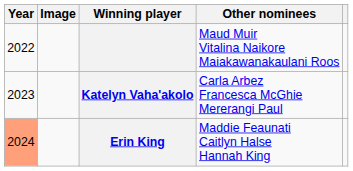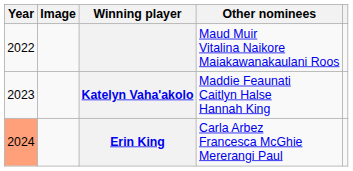(251, 94) Carla Arbez Francesca McGhie Mererangi Paul -> (245, 94) Maddie Feaunati Caitlyn Halse Hannah King
(245, 142) Maddie Feaunati Caitlyn Halse Hannah King -> (251, 142) Carla Arbez Francesca McGhie Mererangi Paul
